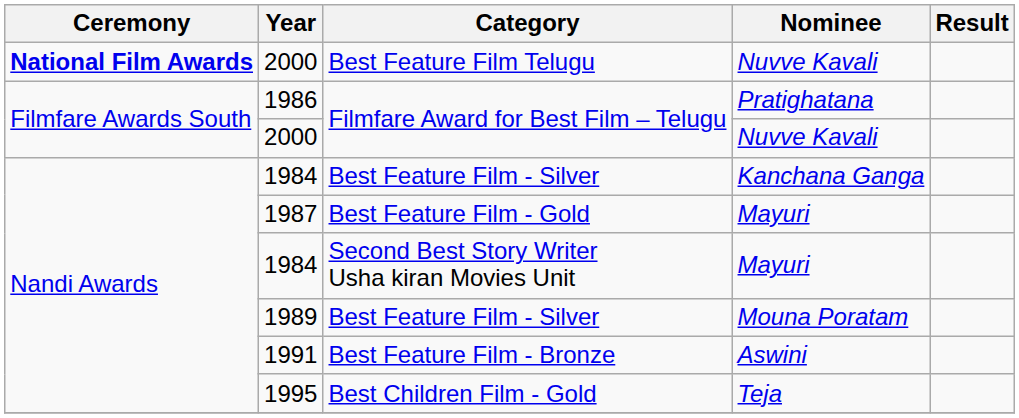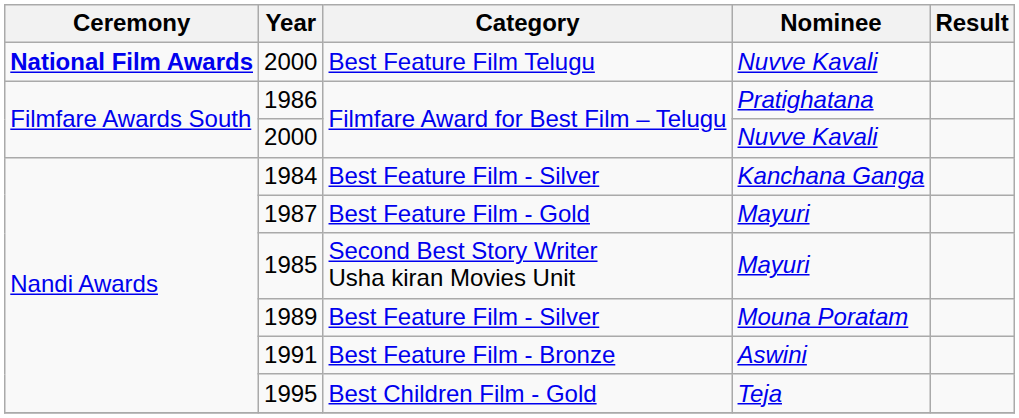(291, 265) 1984 -> (291, 265) 1985
